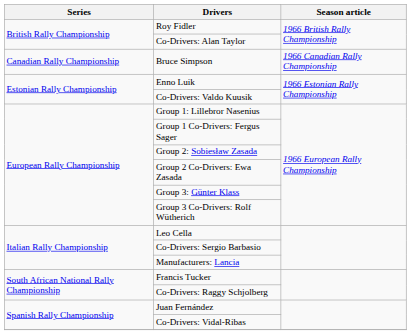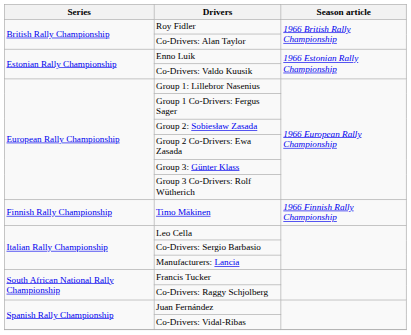- row: (184, 61)
+ row: (183, 212)
